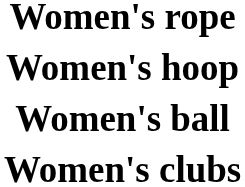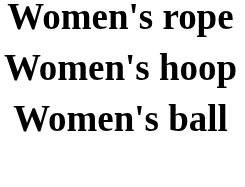- row: (123, 169)
